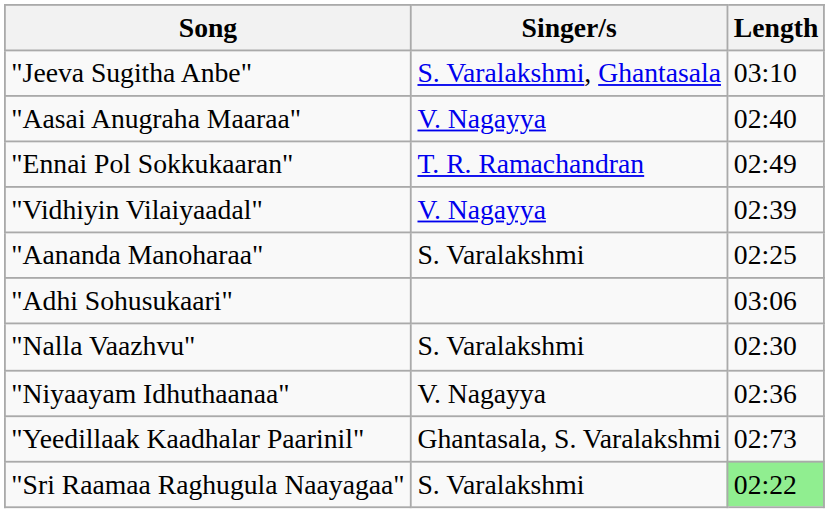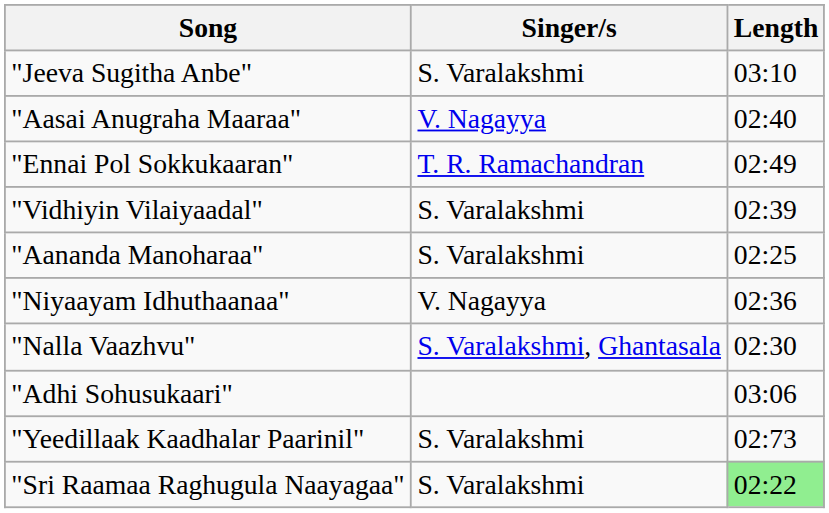(569, 73) S. Varalakshmi, Ghantasala -> (501, 73) S. Varalakshmi
(482, 209) V. Nagayya -> (501, 209) S. Varalakshmi
rows swapped: (122, 301) <-> (150, 392)
(501, 346) S. Varalakshmi -> (569, 346) S. Varalakshmi, Ghantasala
(569, 438) Ghantasala, S. Varalakshmi -> (501, 438) S. Varalakshmi
